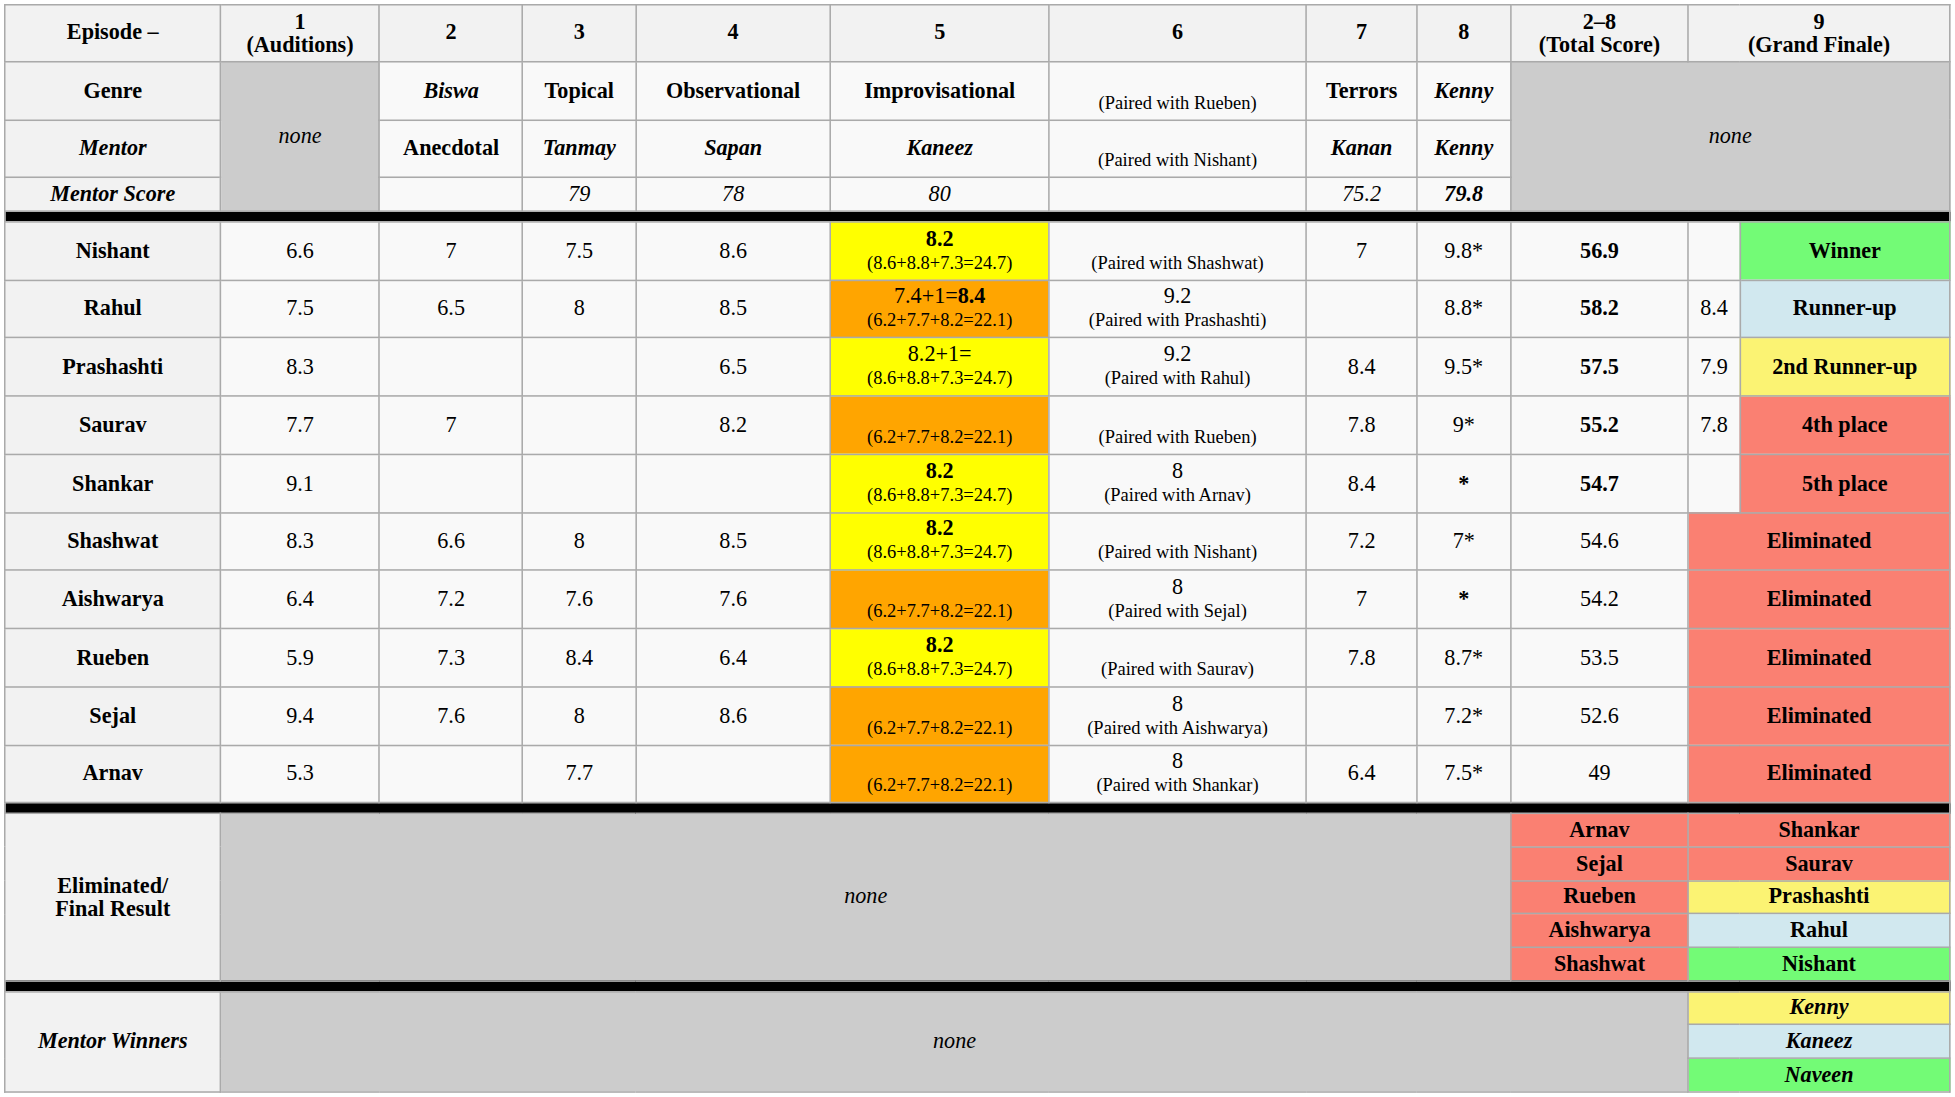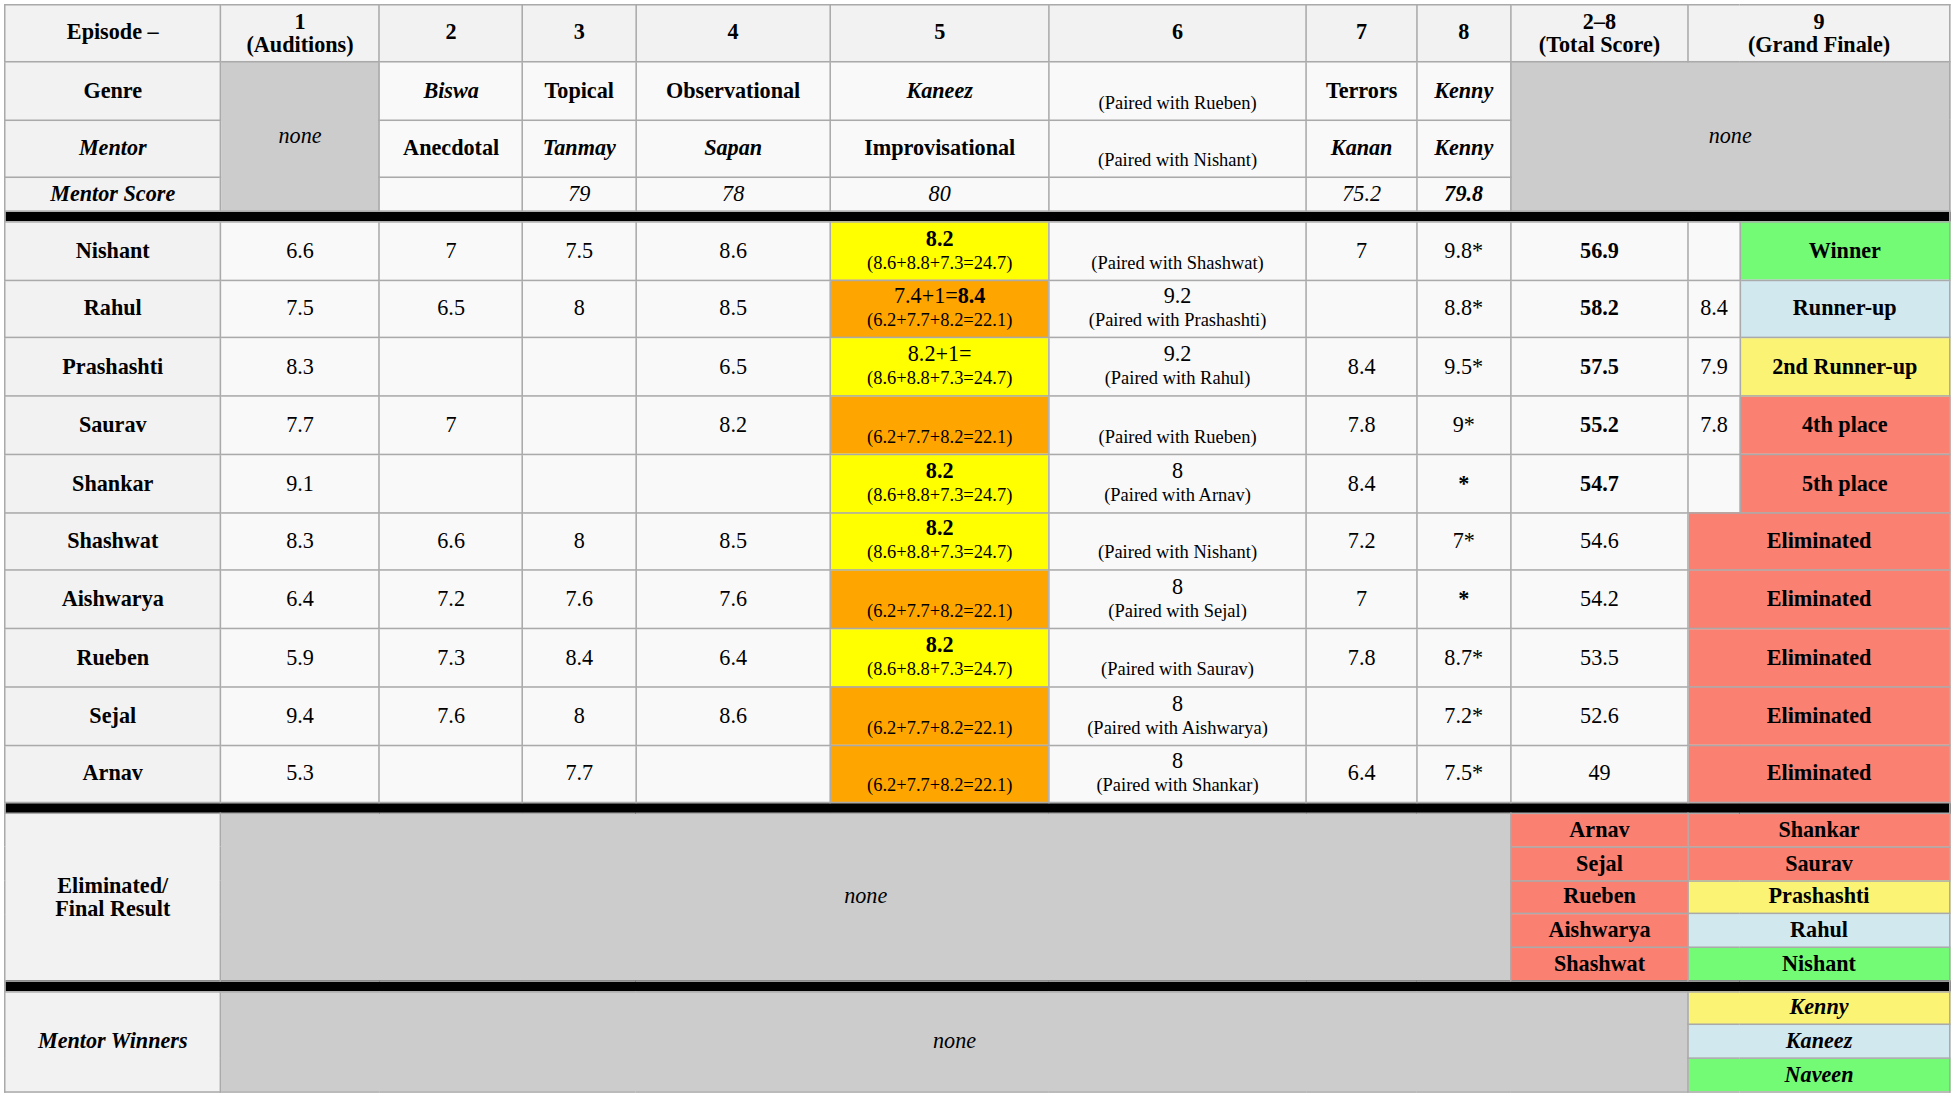(940, 90) Improvisational -> (940, 90) Kaneez
(940, 148) Kaneez -> (940, 148) Improvisational
